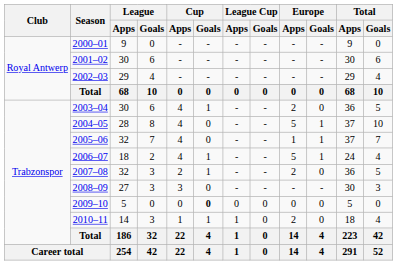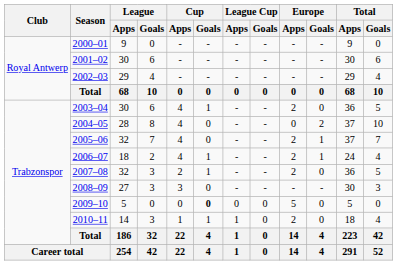(293, 124) 5 -> (293, 124) 0
(322, 124) 1 -> (322, 124) 2
(293, 140) 1 -> (293, 140) 2
(293, 156) 5 -> (293, 156) 2
(293, 204) 0 -> (293, 204) 5
